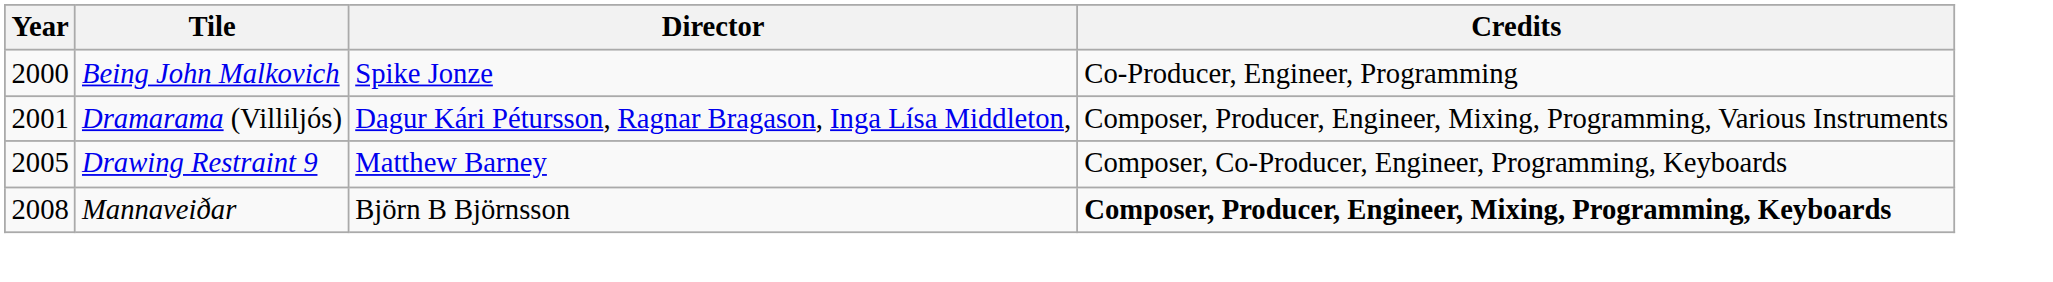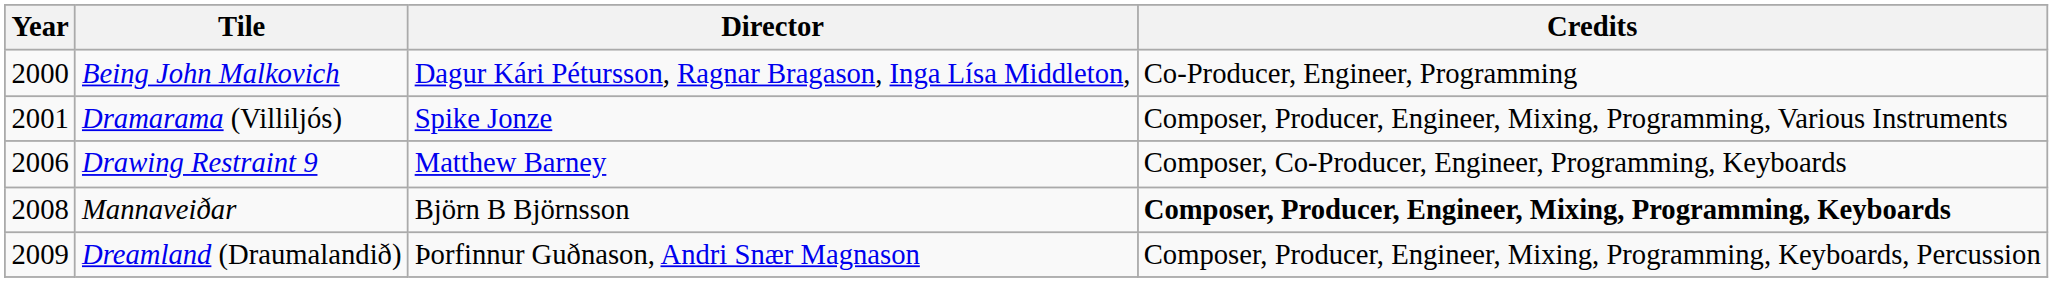(424, 72) Spike Jonze -> (773, 72) Dagur Kári Pétursson, Ragnar Bragason, Inga Lísa Middleton,
(713, 118) Dagur Kári Pétursson, Ragnar Bragason, Inga Lísa Middleton, -> (483, 118) Spike Jonze
(40, 163) 2005 -> (40, 163) 2006
+ row: (242, 254)
